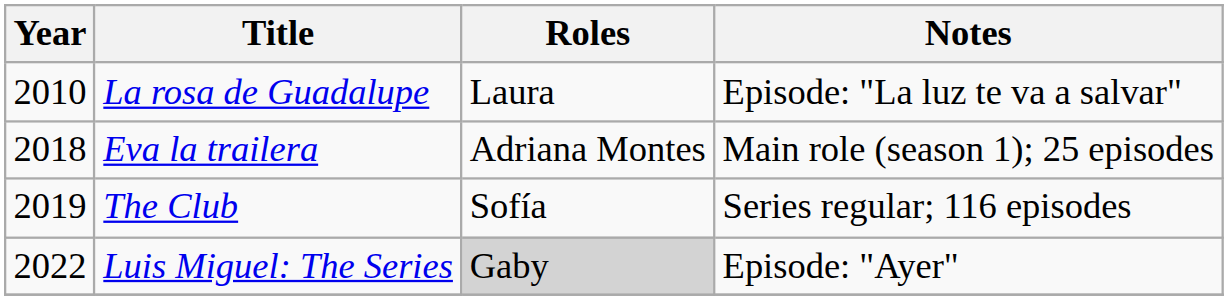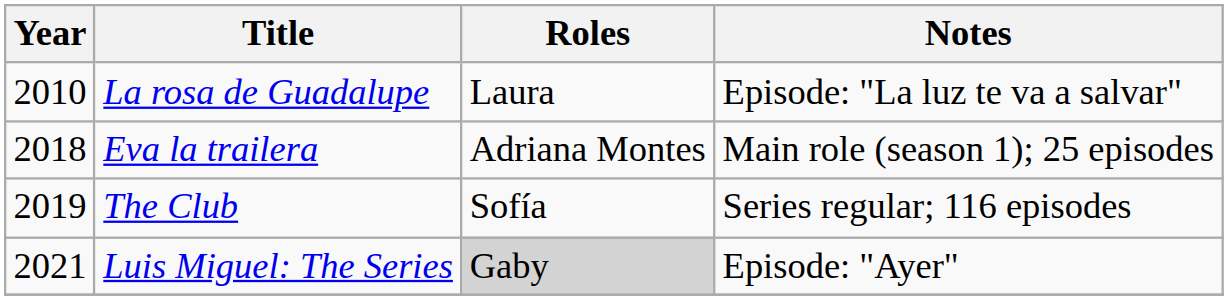(50, 264) 2022 -> (50, 264) 2021
